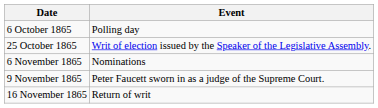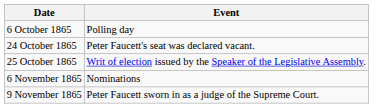+ row: (42, 45)
- row: (47, 95)
